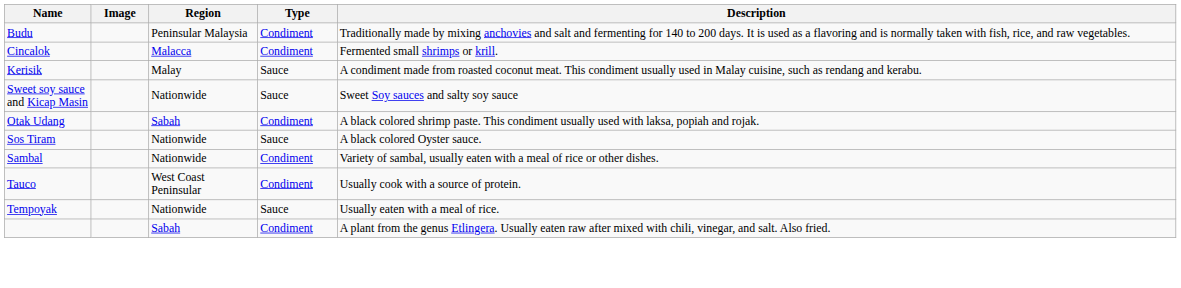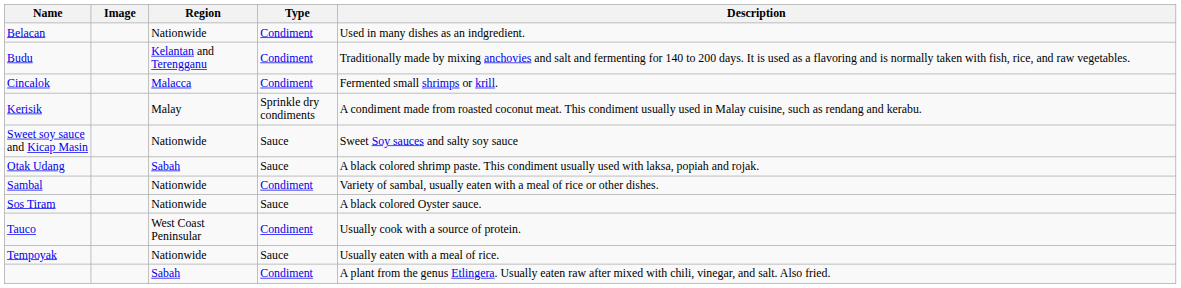+ row: (26, 32)
(199, 32) Peninsular Malaysia -> (183, 58) Kelantan and Terengganu
(274, 70) Sauce -> (290, 108) Sprinkle dry condiments
(287, 121) Condiment -> (274, 166) Sauce
rows swapped: (25, 158) <-> (31, 139)
